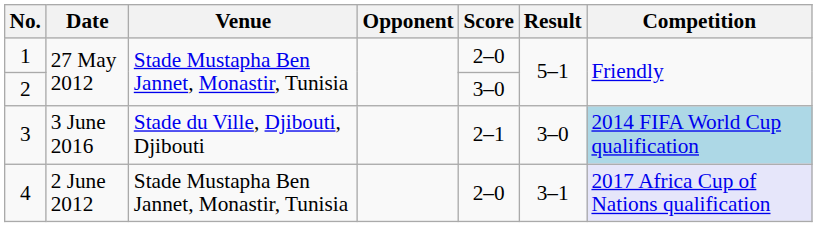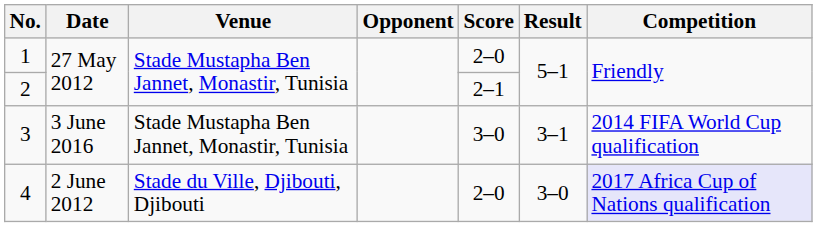(489, 88) 3–0 -> (489, 88) 2–1
(237, 134) Stade du Ville, Djibouti, Djibouti -> (241, 134) Stade Mustapha Ben Jannet, Monastir, Tunisia
(489, 134) 2–1 -> (489, 134) 3–0
(553, 134) 3–0 -> (553, 134) 3–1
(686, 134) lightblue background -> (686, 134) no background
(241, 192) Stade Mustapha Ben Jannet, Monastir, Tunisia -> (237, 192) Stade du Ville, Djibouti, Djibouti
(553, 192) 3–1 -> (553, 192) 3–0
